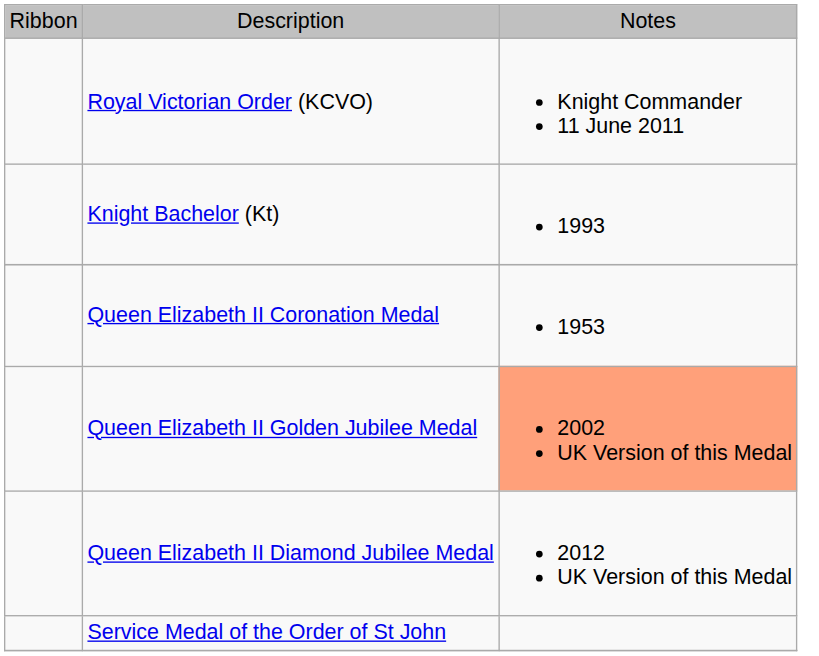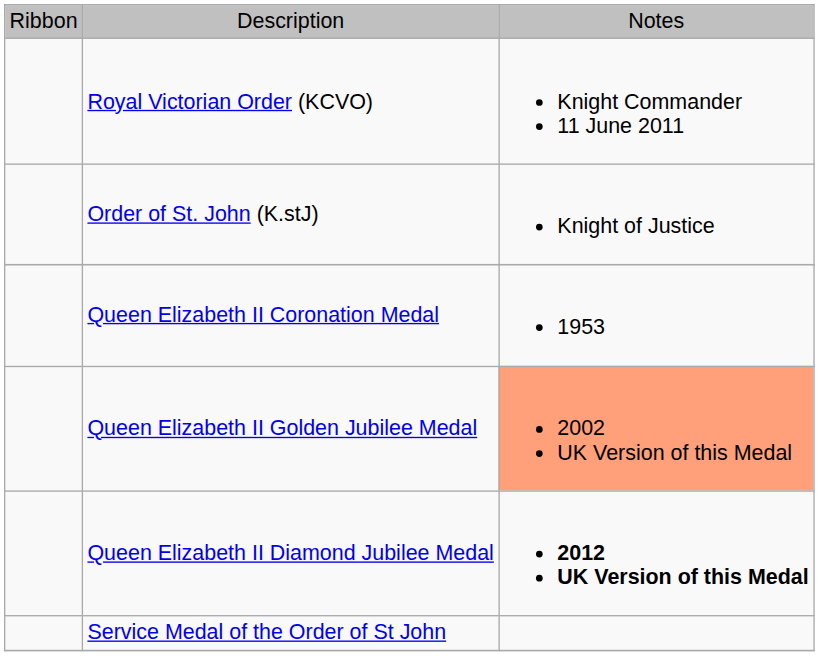- row: (183, 214)
+ row: (203, 214)
(648, 566) normal -> (656, 566) bold
